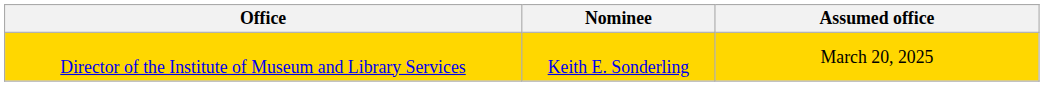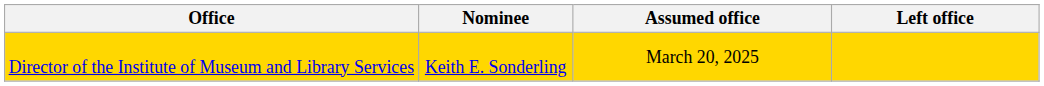+ column: (935, 18)
